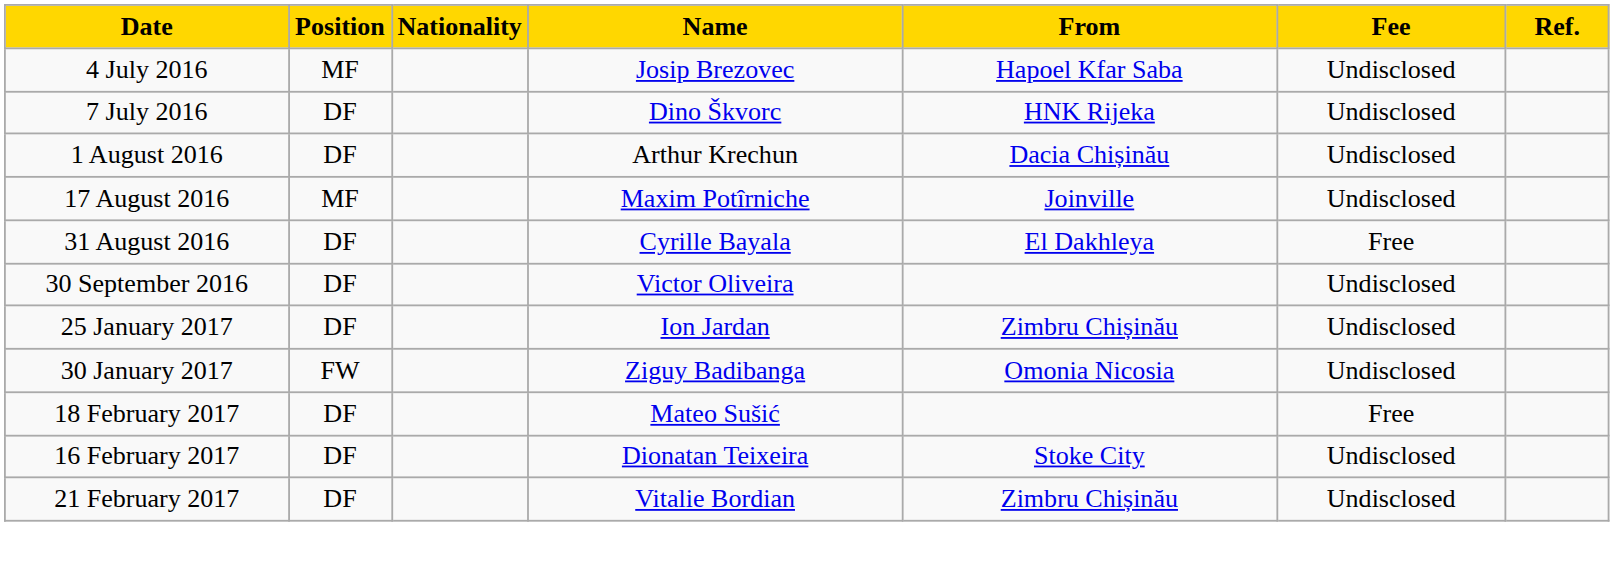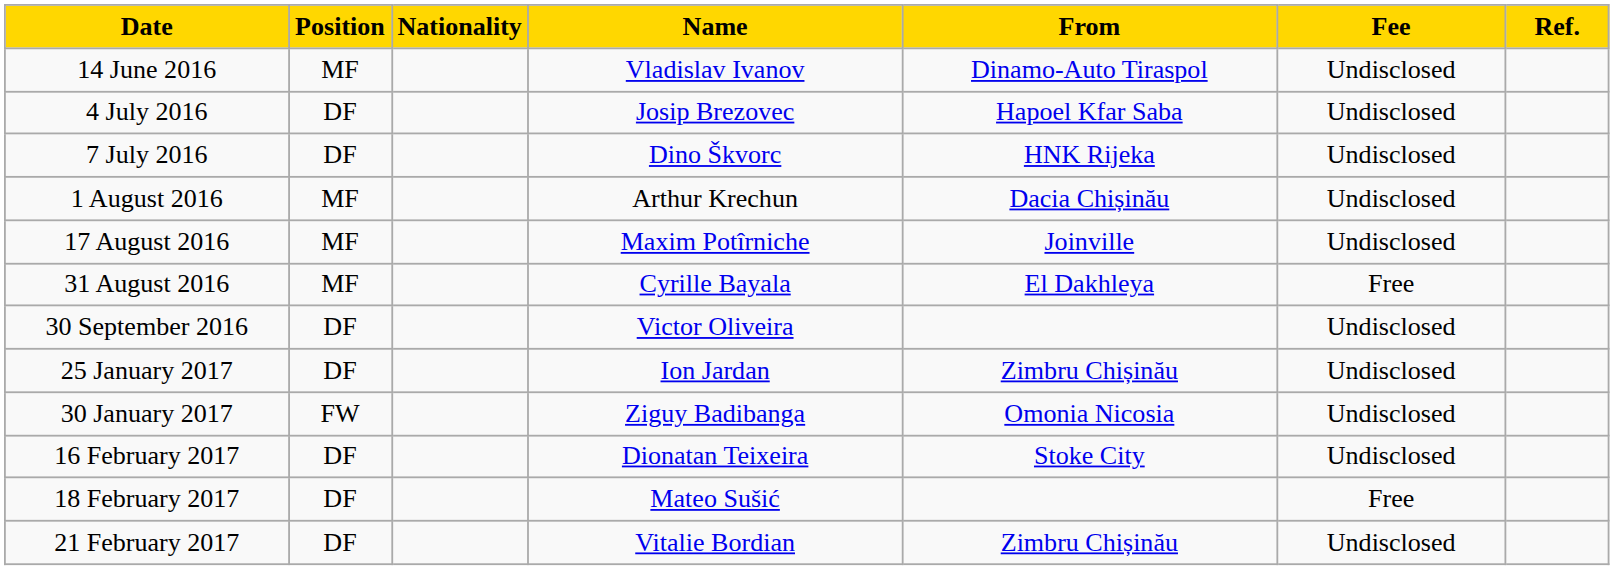+ row: (147, 69)
(340, 69) MF -> (340, 112) DF
(340, 155) DF -> (340, 198) MF
(340, 241) DF -> (340, 284) MF
rows swapped: (147, 456) <-> (147, 413)
